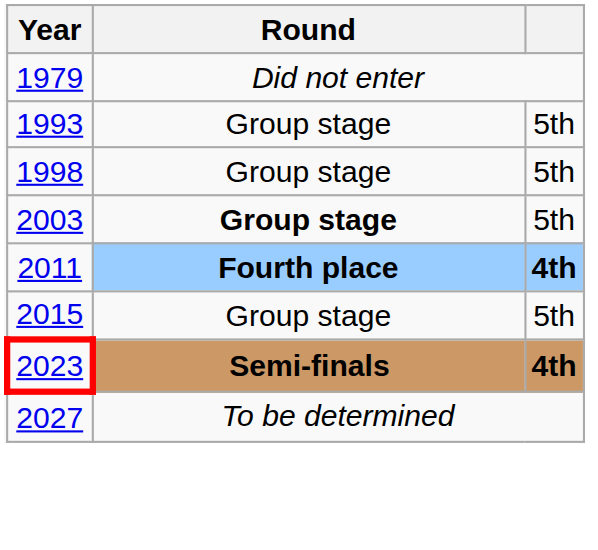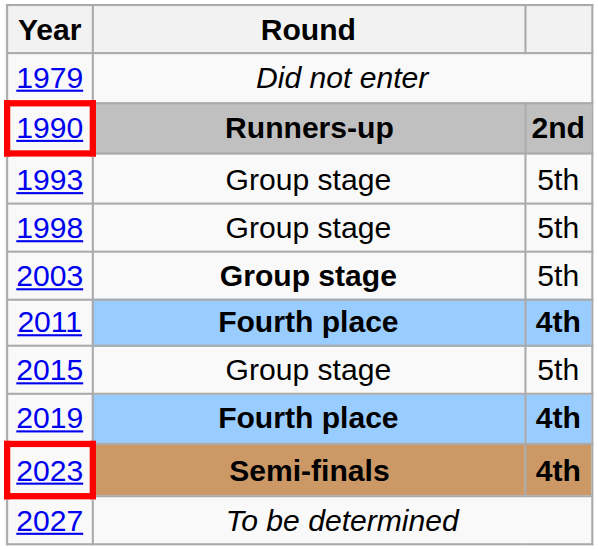+ row: (50, 128)
+ row: (50, 418)
